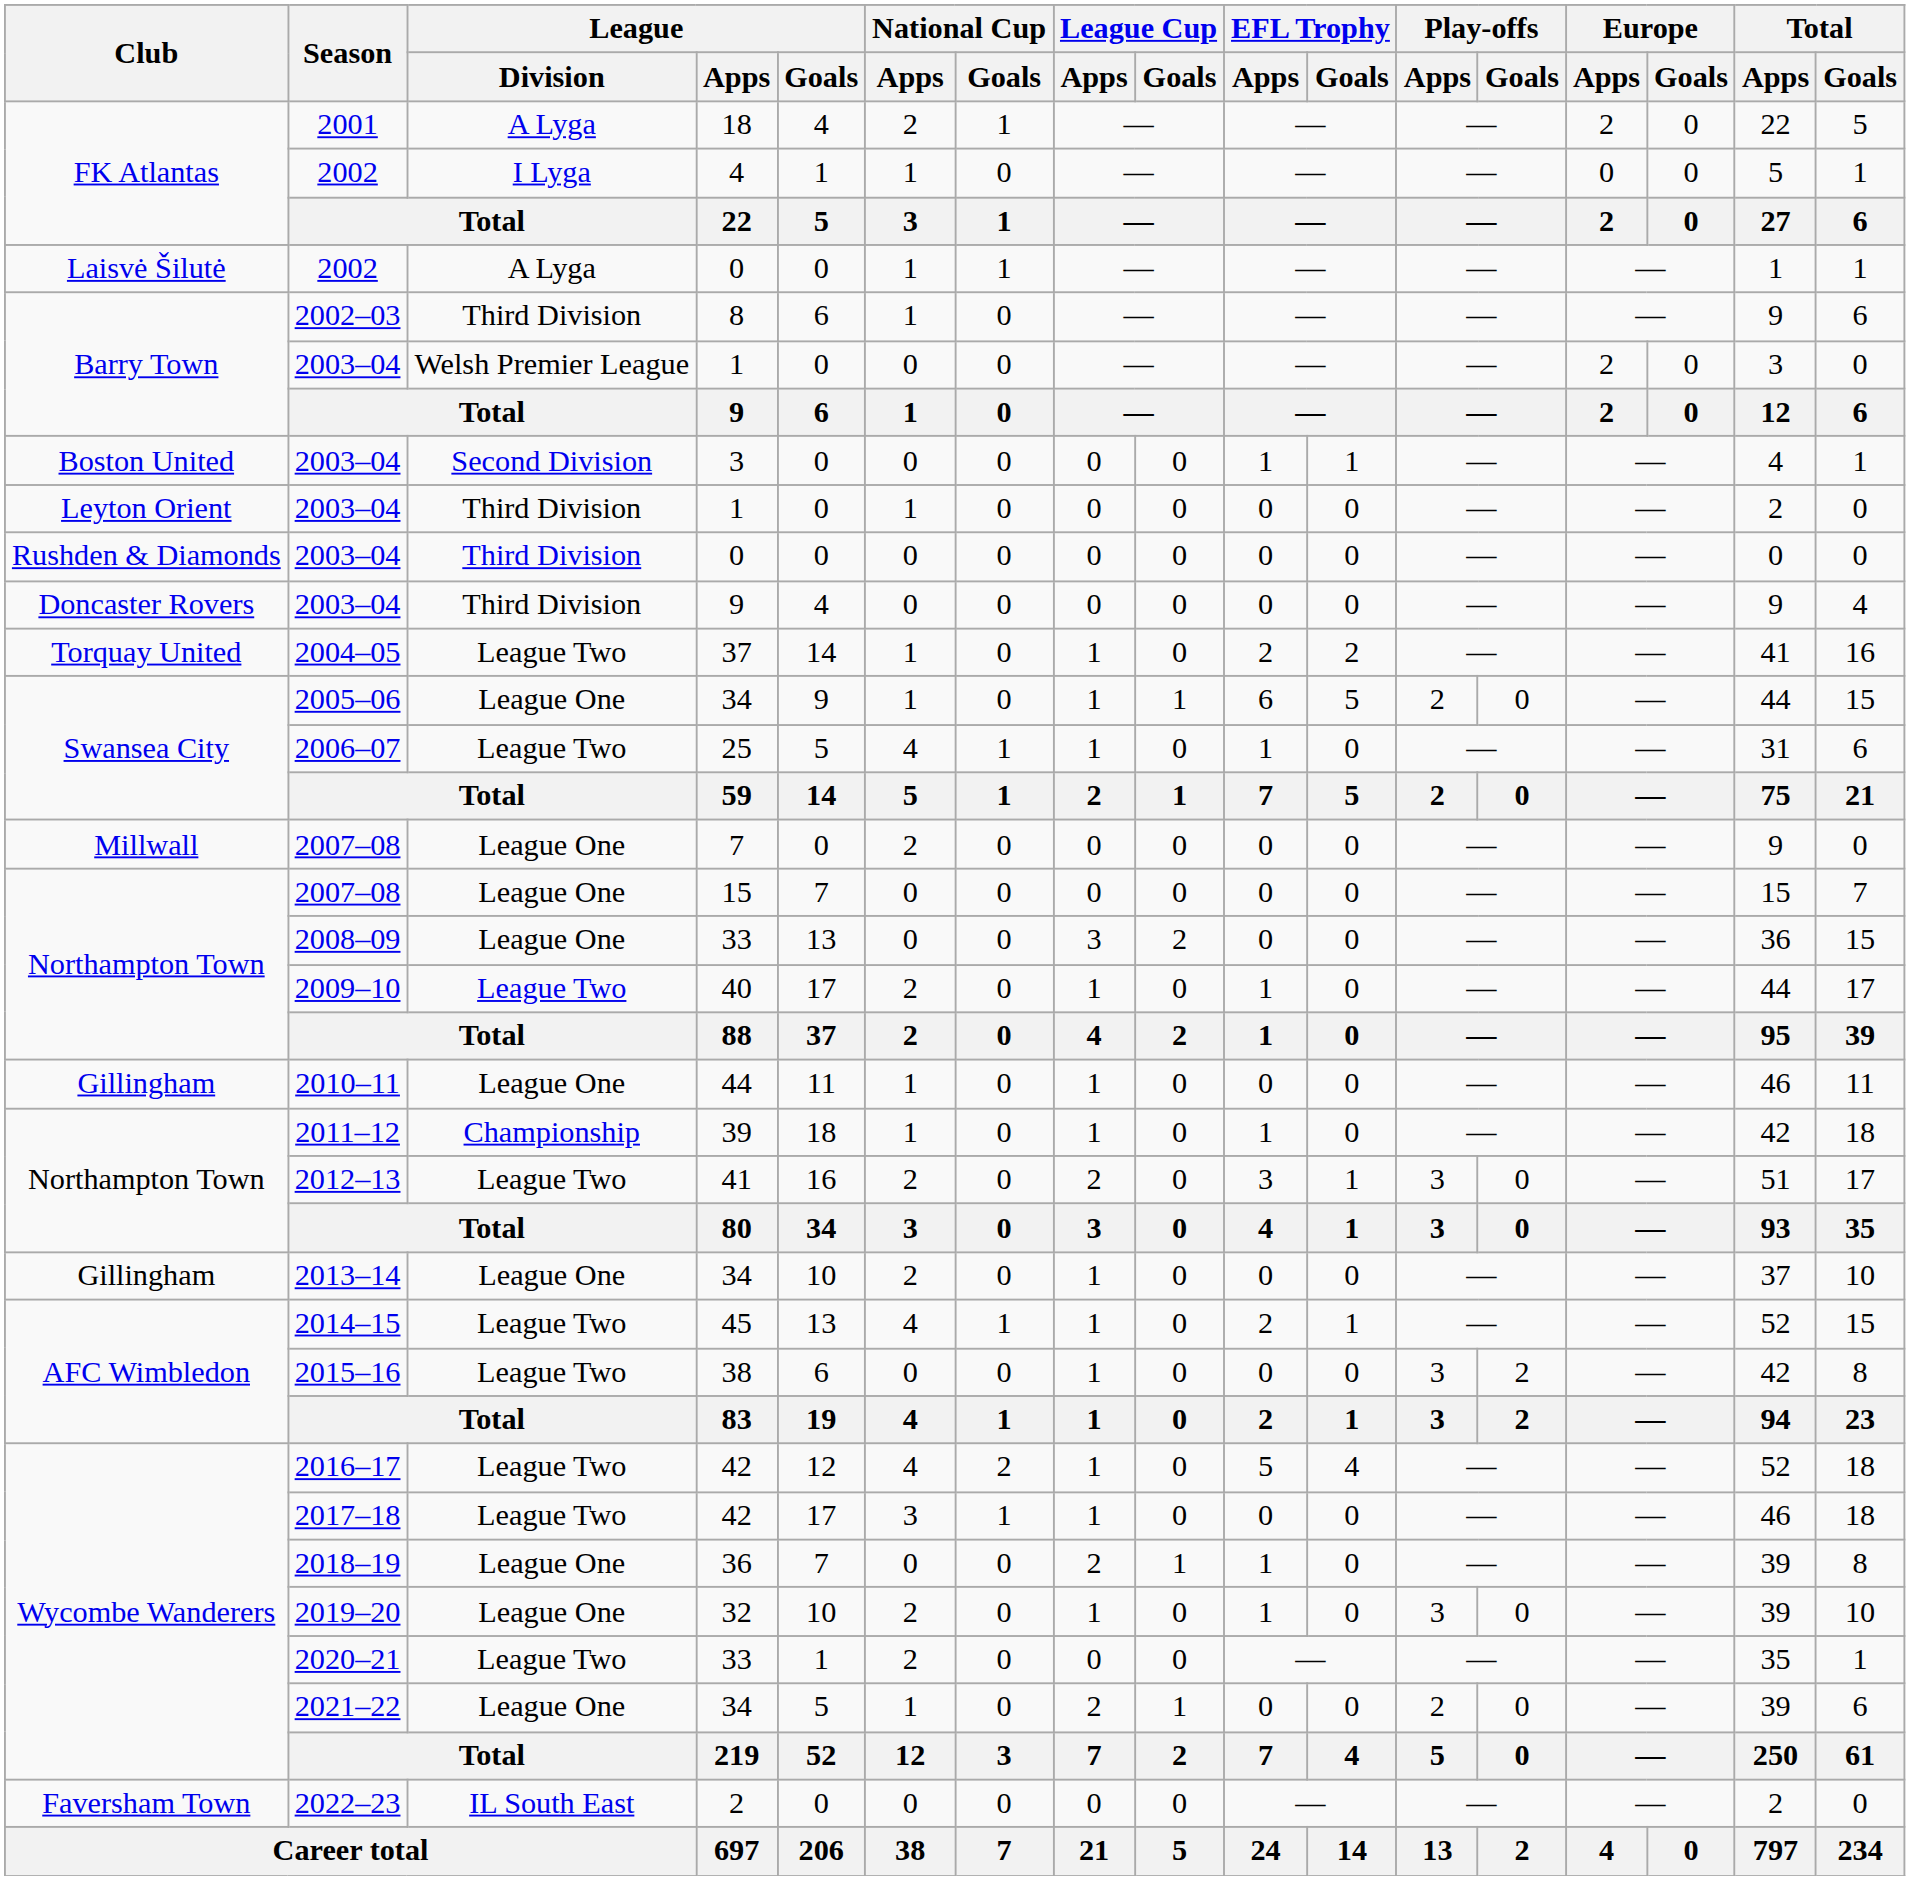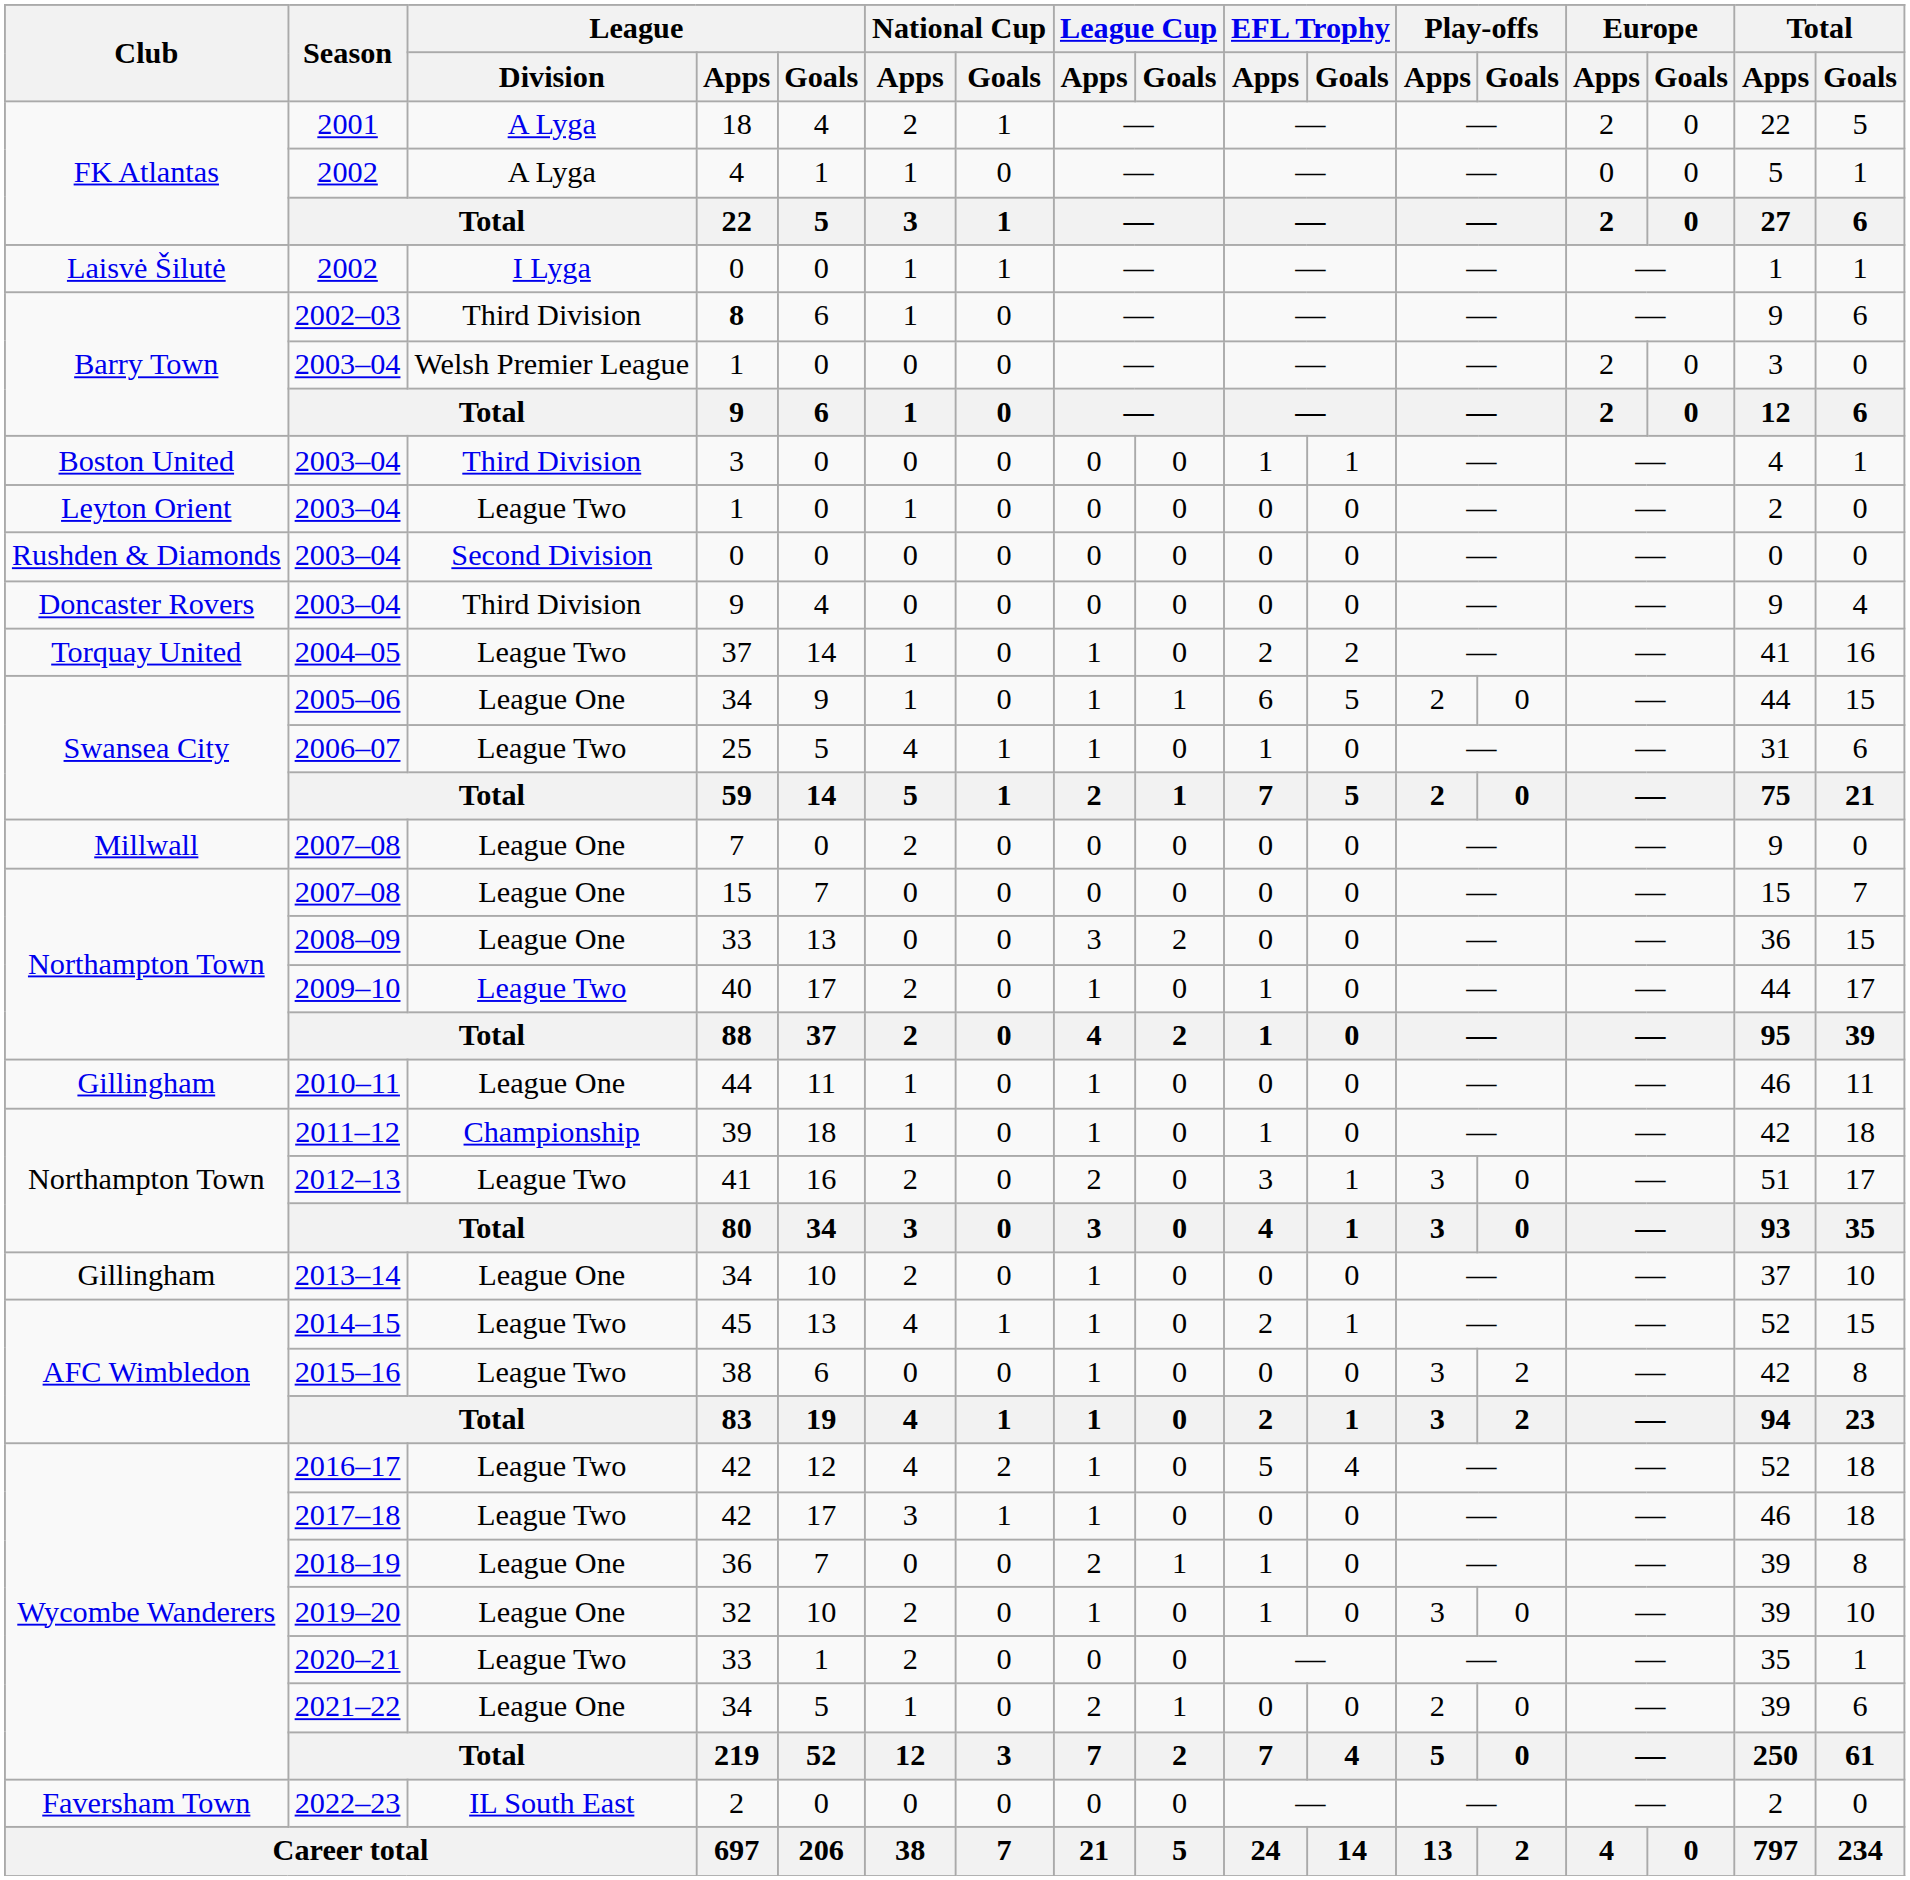(552, 172) I Lyga -> (552, 172) A Lyga
(552, 268) A Lyga -> (552, 268) I Lyga
(737, 316) normal -> (737, 316) bold
(552, 460) Second Division -> (552, 460) Third Division
(552, 508) Third Division -> (552, 508) League Two
(552, 556) Third Division -> (552, 556) Second Division
